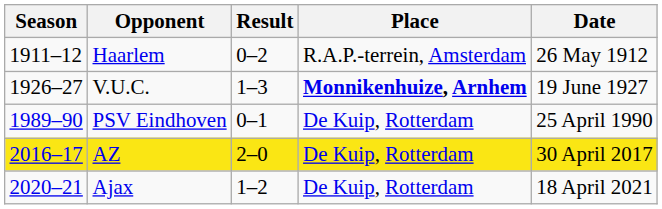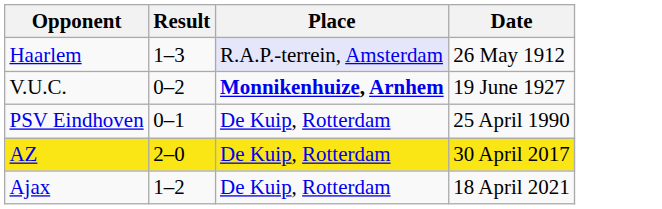- column: (46, 21)
(252, 54) 0–2 -> (169, 54) 1–3
(415, 54) no background -> (331, 54) lavender background
(252, 87) 1–3 -> (169, 87) 0–2
